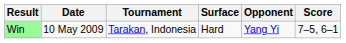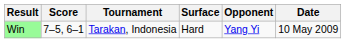columns swapped: (73, 12) <-> (318, 12)
